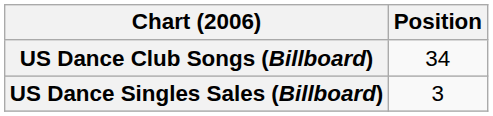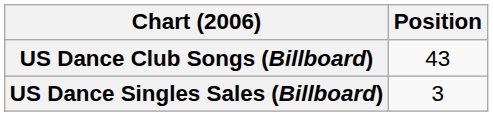(438, 57) 34 -> (438, 57) 43
